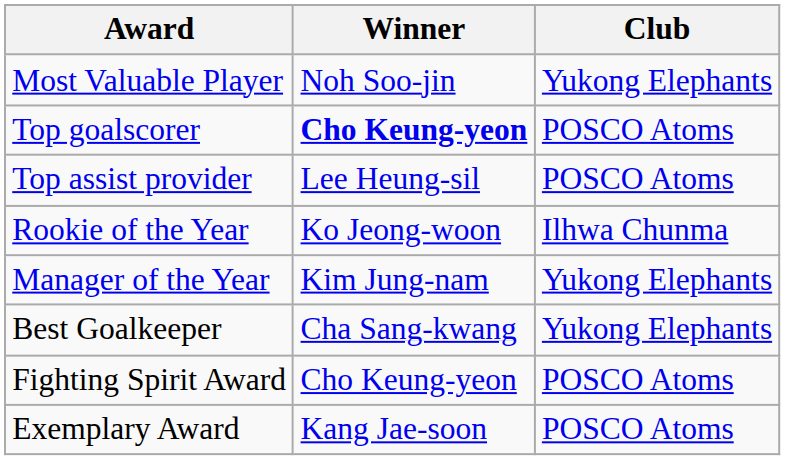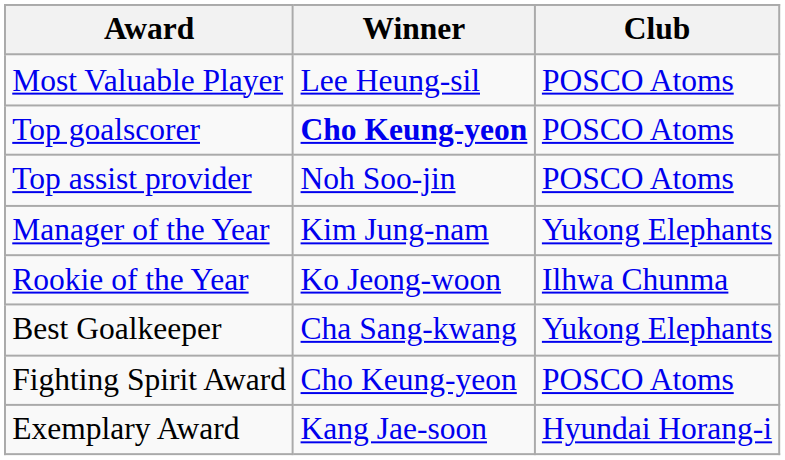(378, 79) Noh Soo-jin -> (390, 79) Lee Heung-sil
(657, 79) Yukong Elephants -> (638, 79) POSCO Atoms
(390, 179) Lee Heung-sil -> (378, 179) Noh Soo-jin
rows swapped: (130, 229) <-> (141, 279)
(638, 429) POSCO Atoms -> (657, 429) Hyundai Horang-i
